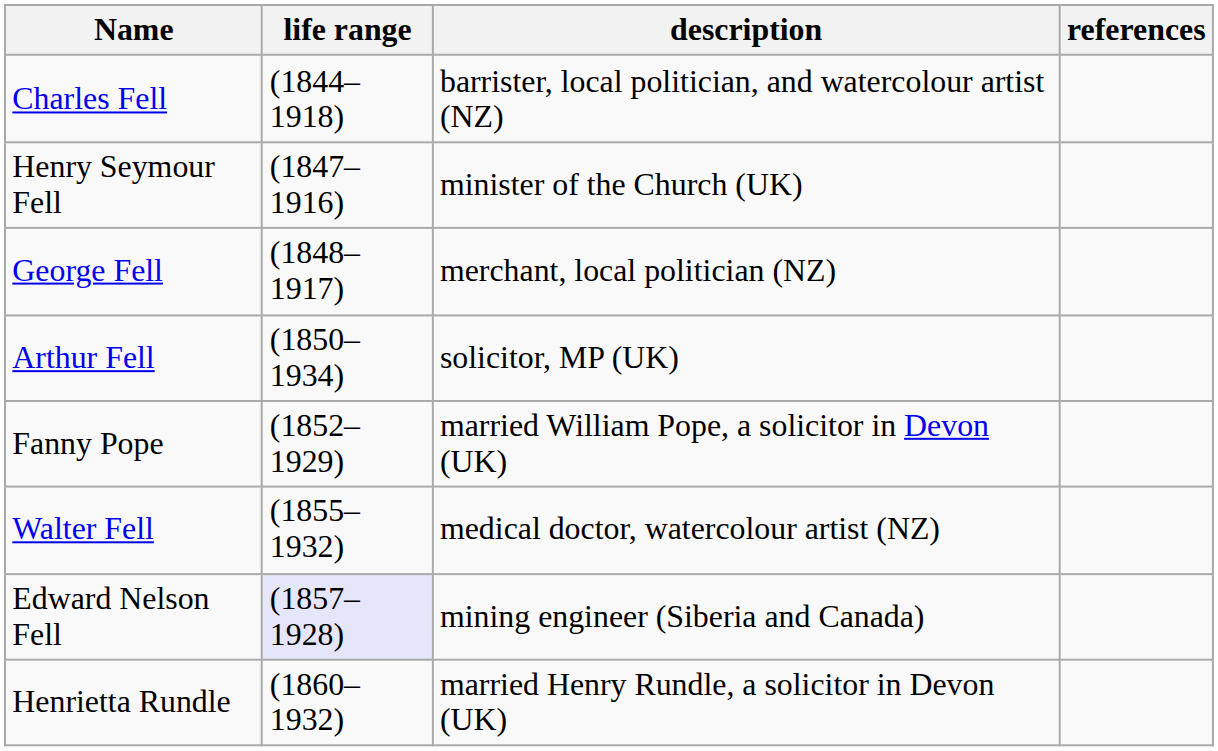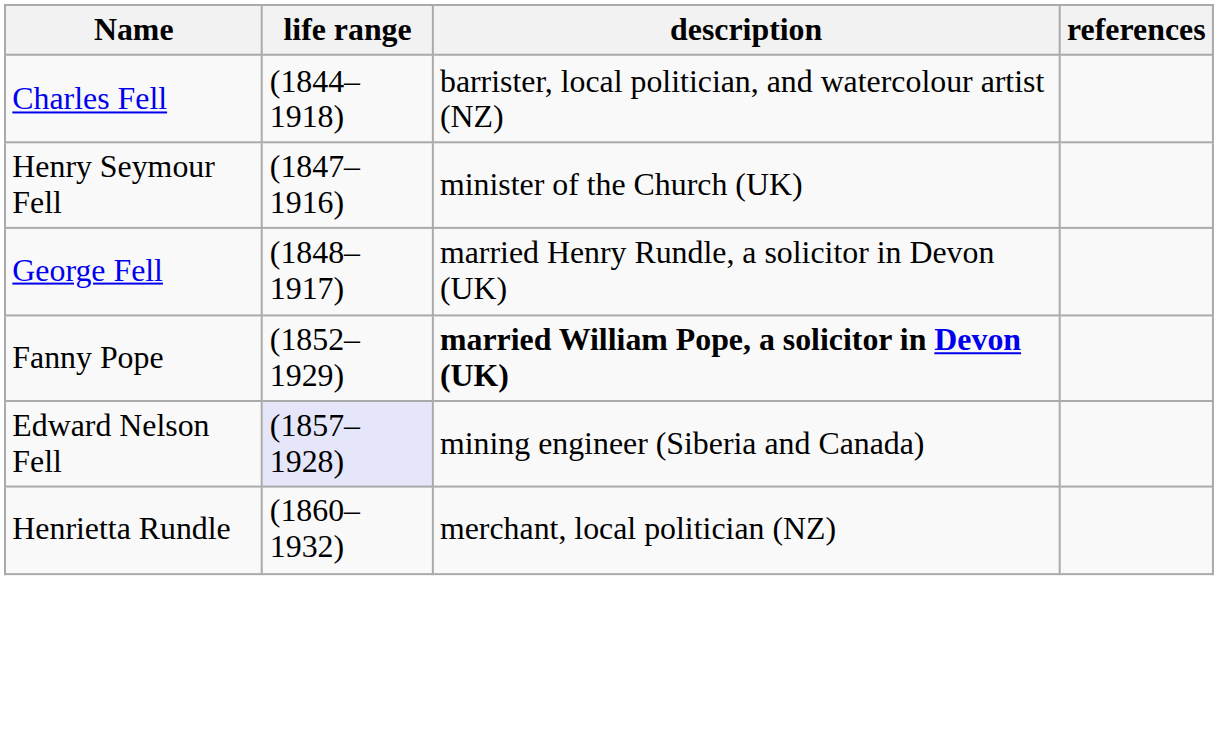(638, 270) merchant, local politician (NZ) -> (717, 270) married Henry Rundle, a solicitor in Devon (UK)
- row: (84, 357)
(714, 443) normal -> (731, 357) bold
- row: (83, 529)
(717, 702) married Henry Rundle, a solicitor in Devon (UK) -> (638, 529) merchant, local politician (NZ)
